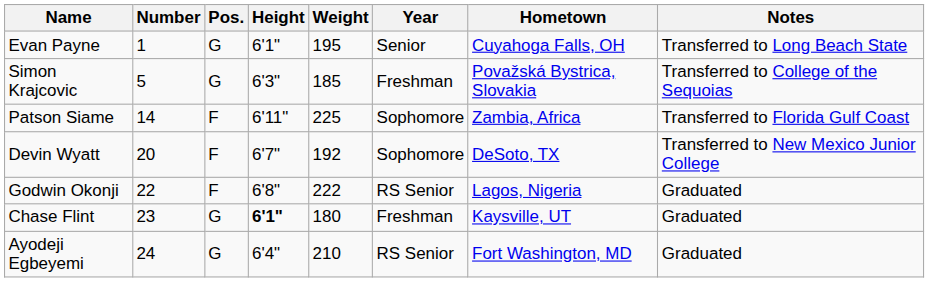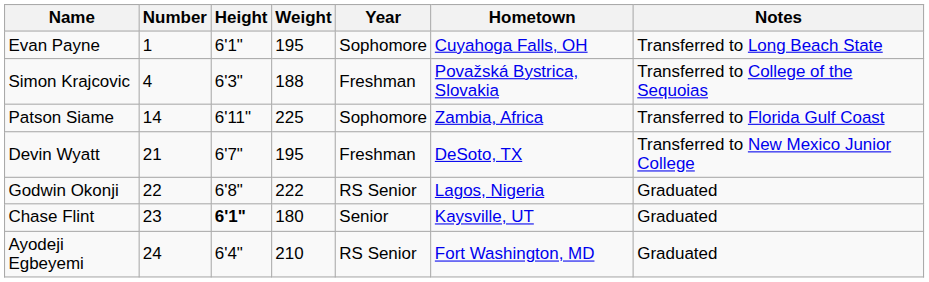- column: (226, 17)
(401, 44) Senior -> (383, 44) Sophomore
(141, 81) 5 -> (148, 81) 4
(327, 81) 185 -> (289, 81) 188
(146, 154) 20 -> (152, 154) 21
(327, 154) 192 -> (289, 154) 195
(420, 154) Sophomore -> (378, 154) Freshman
(415, 217) Freshman -> (364, 217) Senior
